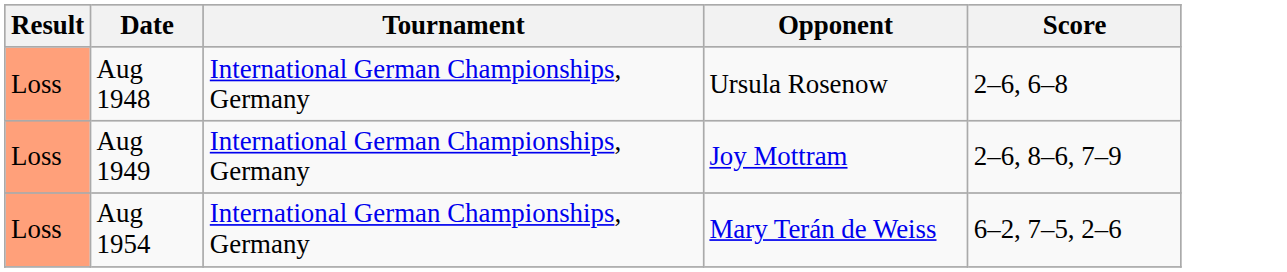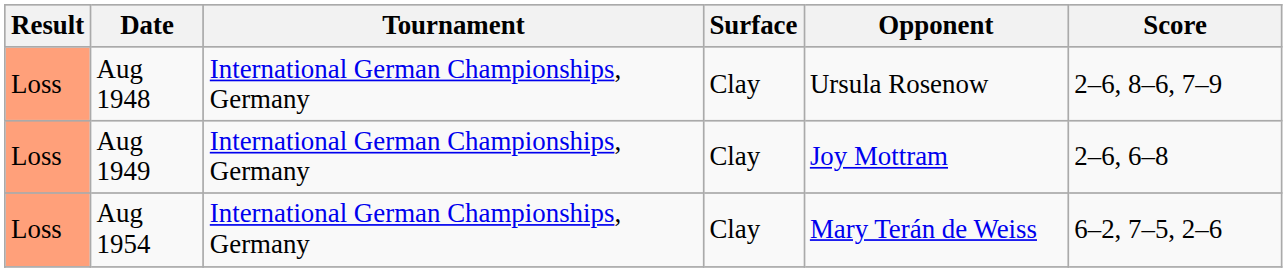+ column: (753, 25)
(1021, 83) 2–6, 6–8 -> (1148, 83) 2–6, 8–6, 7–9
(1048, 156) 2–6, 8–6, 7–9 -> (1121, 156) 2–6, 6–8
